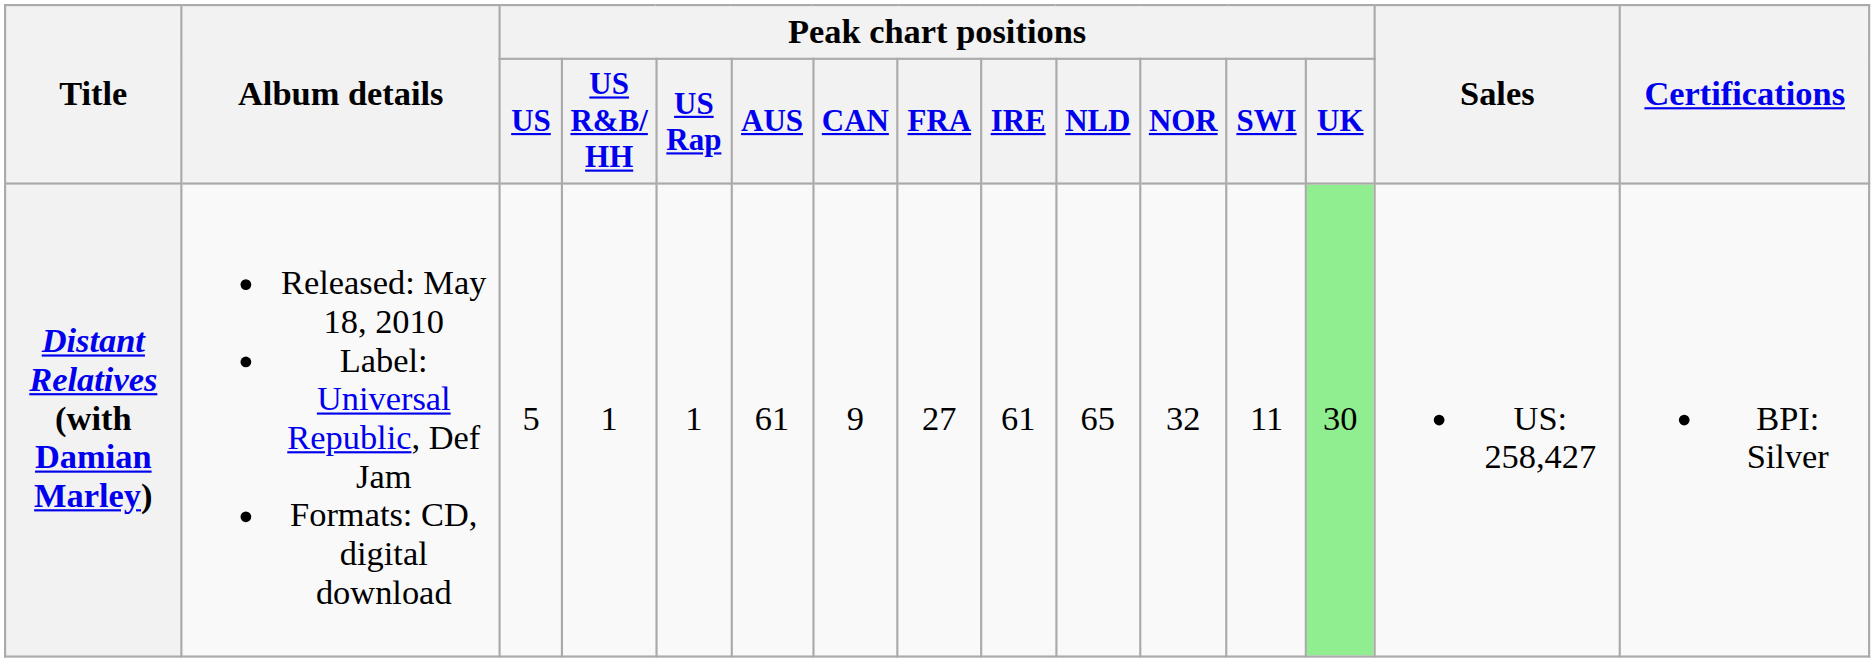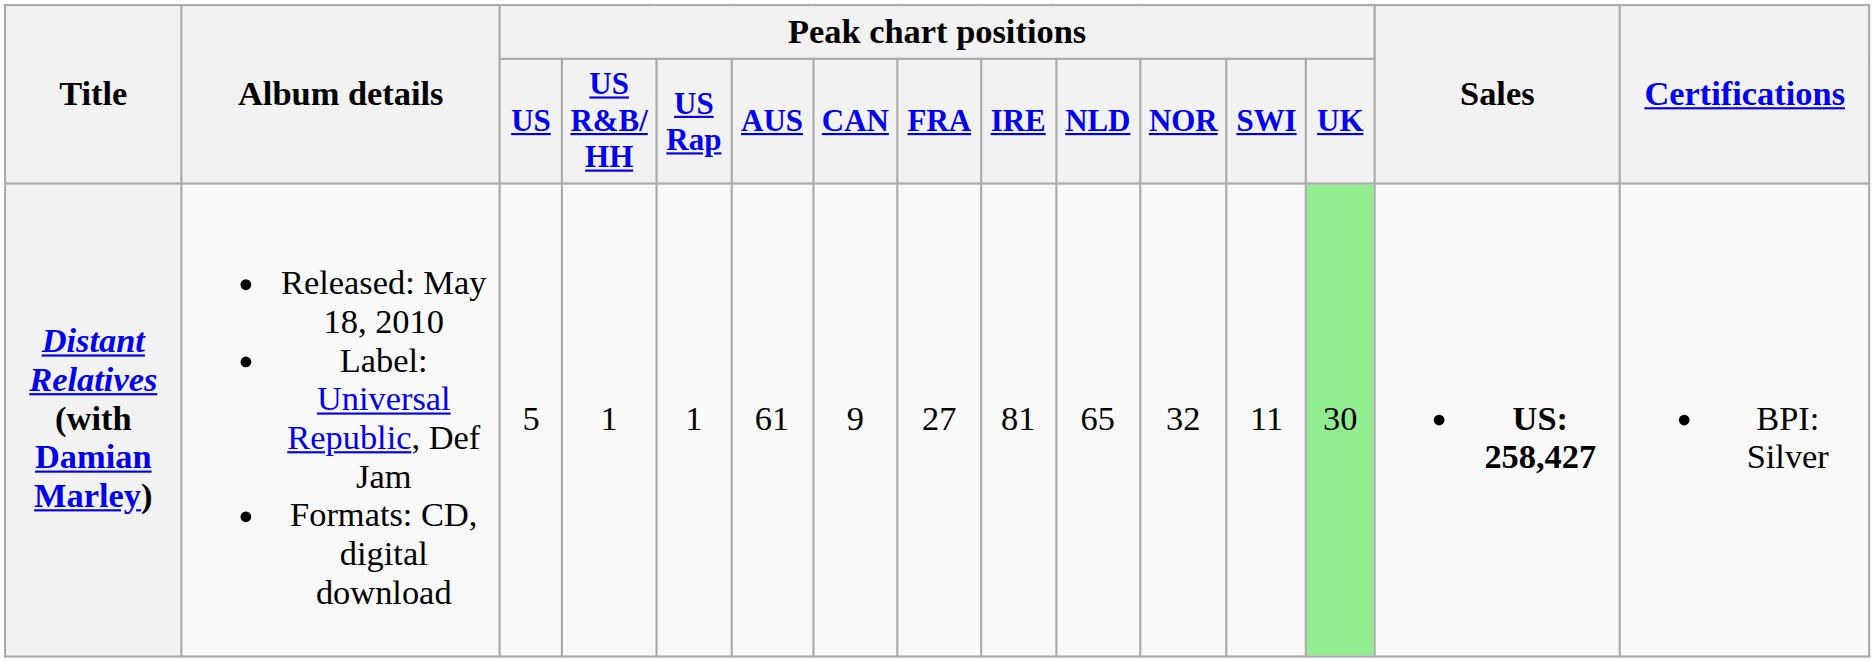(1018, 419) 61 -> (1018, 419) 81
(1497, 439) normal -> (1497, 439) bold
